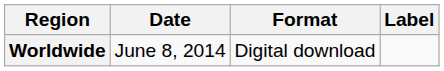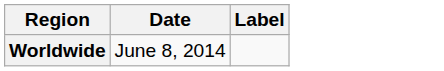- column: (305, 19)
